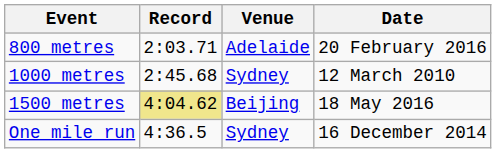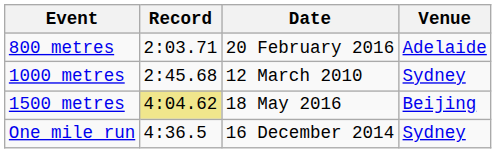columns swapped: (268, 19) <-> (403, 19)
